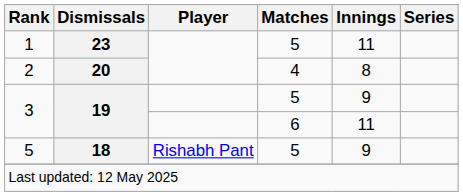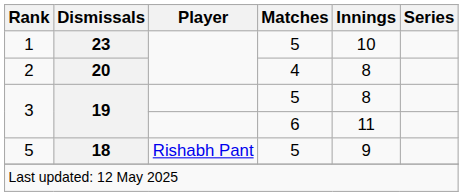(366, 44) 11 -> (366, 44) 10
(366, 97) 9 -> (366, 97) 8
